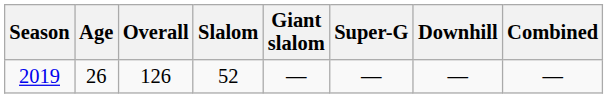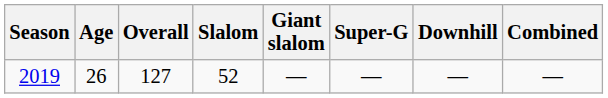(156, 76) 126 -> (156, 76) 127
